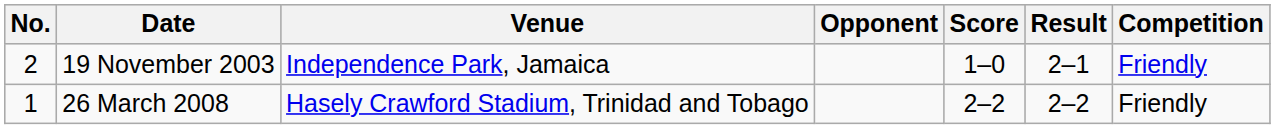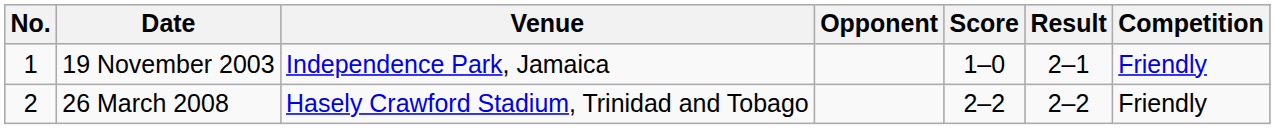(31, 63) 2 -> (31, 63) 1
(31, 103) 1 -> (31, 103) 2
